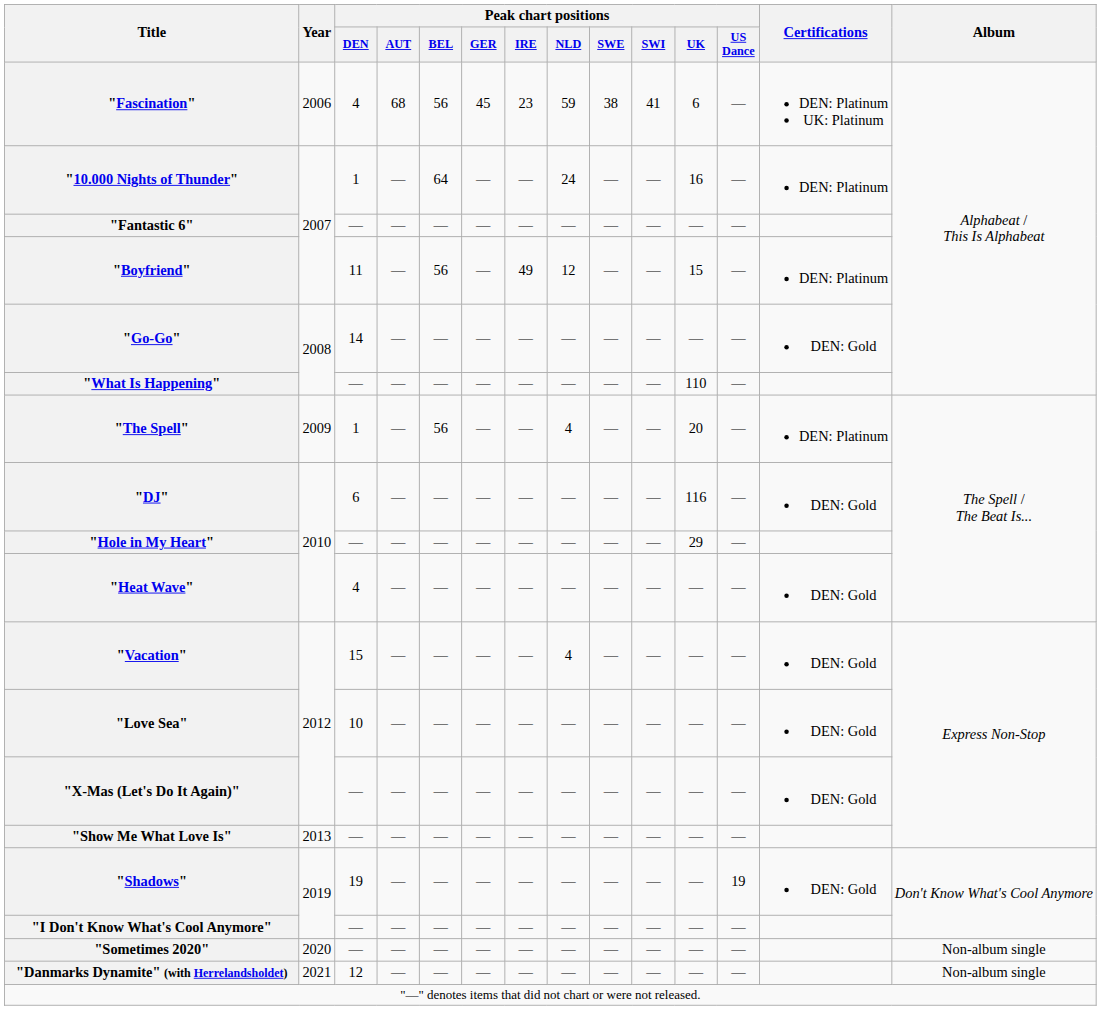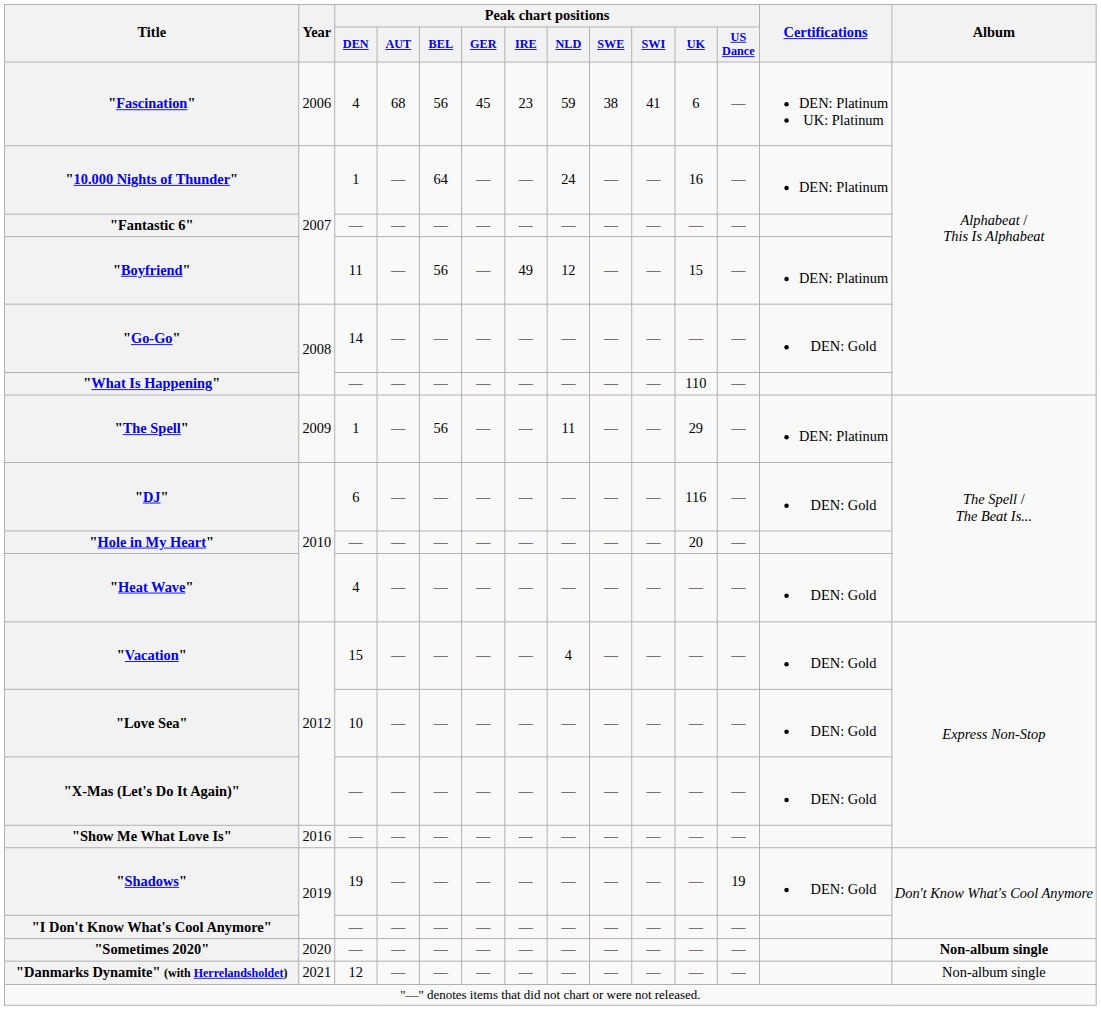(568, 429) 4 -> (568, 429) 11
(696, 429) 20 -> (696, 429) 29
(696, 542) 29 -> (696, 542) 20
(317, 836) 2013 -> (317, 836) 2016
(994, 949) normal -> (994, 949) bold
